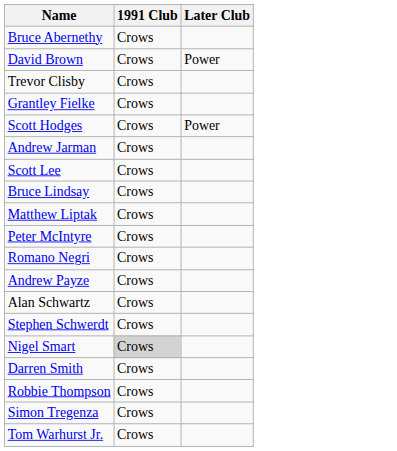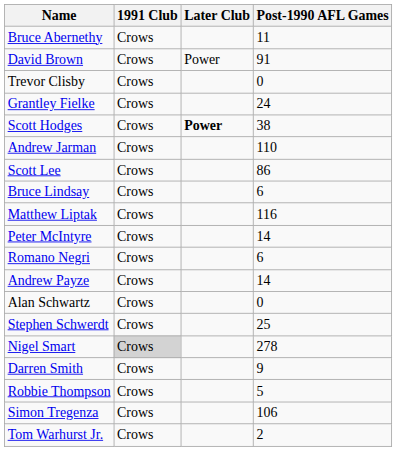+ column: (323, 15)
(202, 125) normal -> (203, 125) bold
